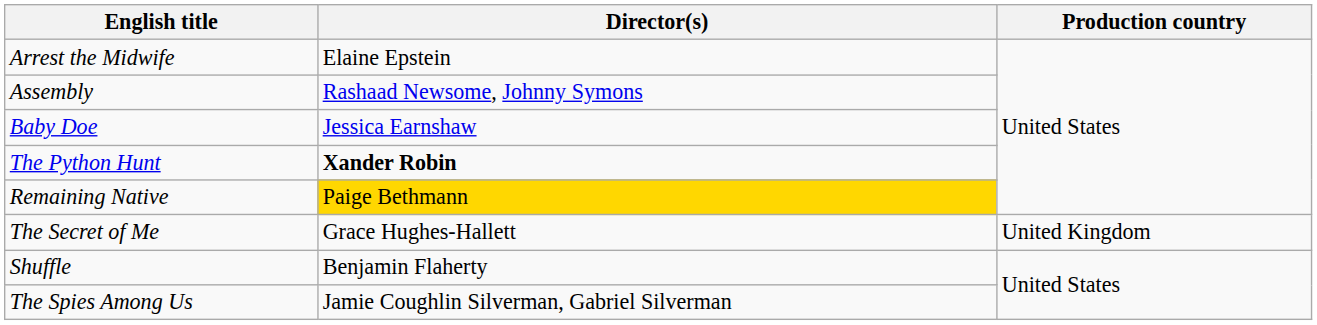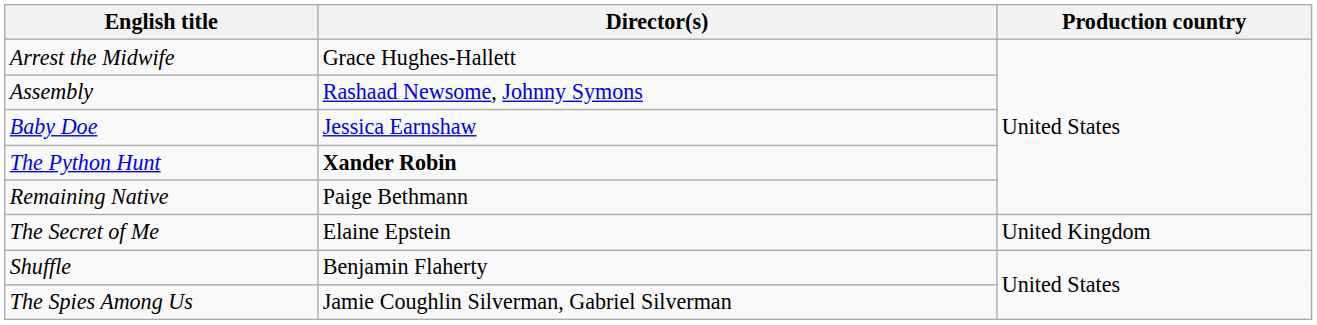(387, 57) Elaine Epstein -> (419, 57) Grace Hughes-Hallett
(395, 197) gold background -> (395, 197) no background
(419, 232) Grace Hughes-Hallett -> (387, 232) Elaine Epstein
